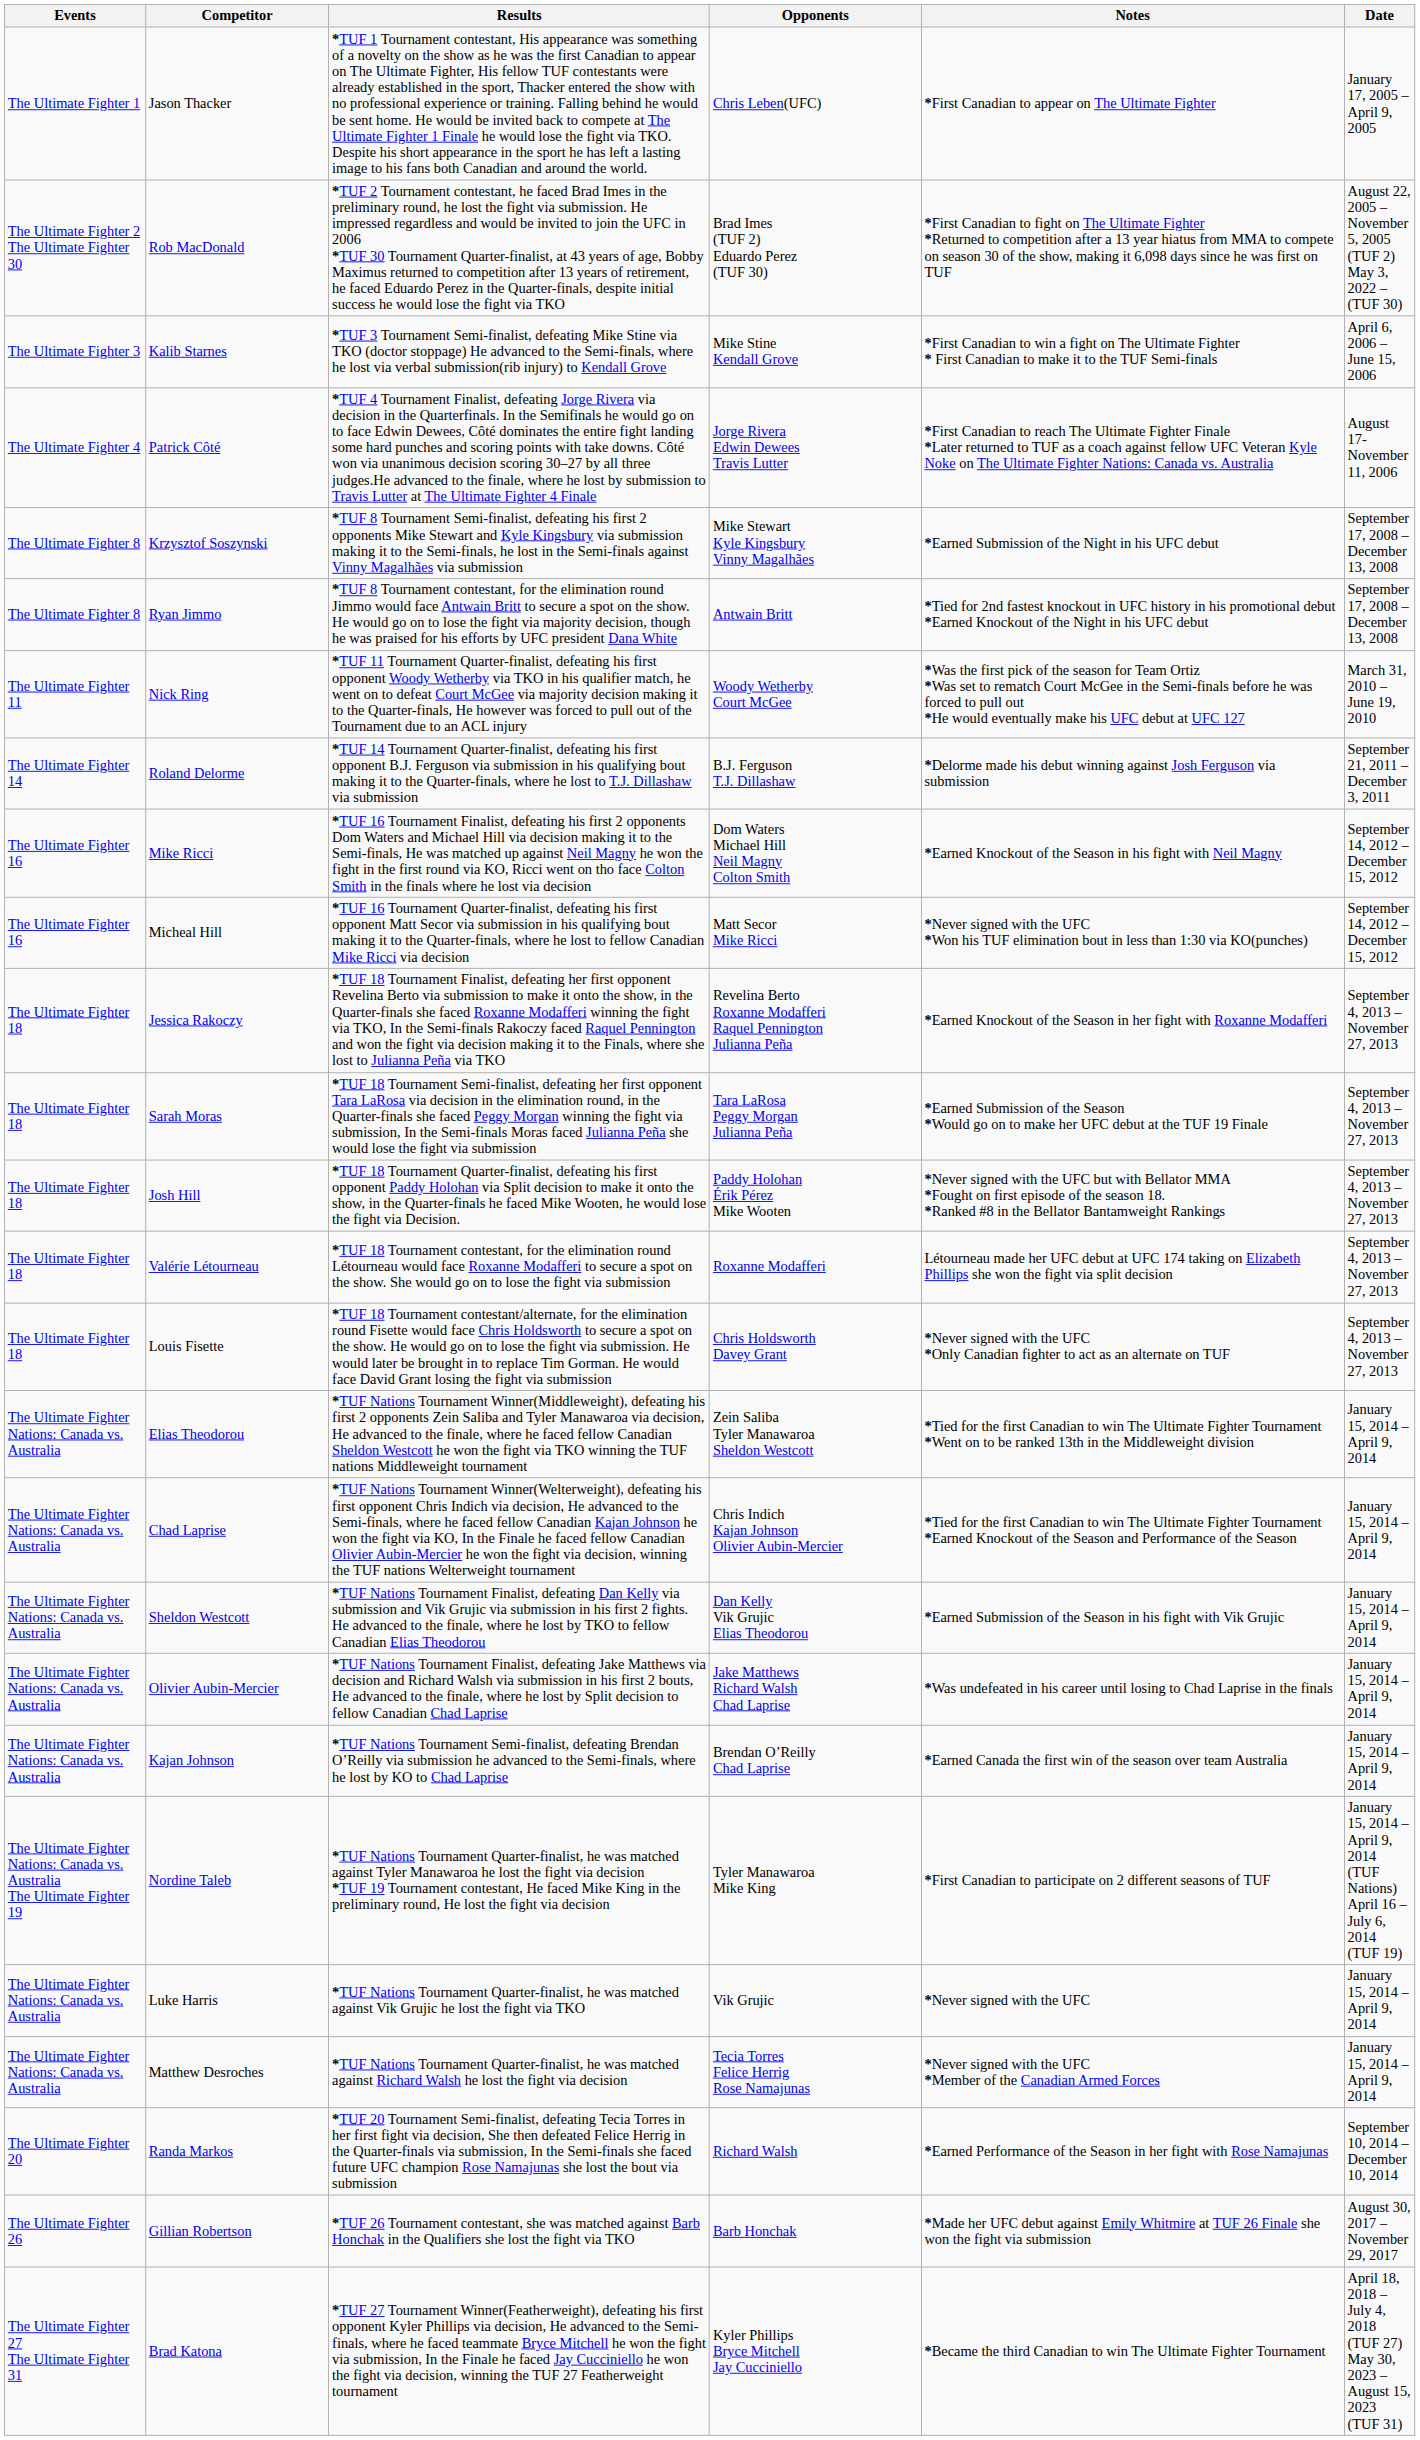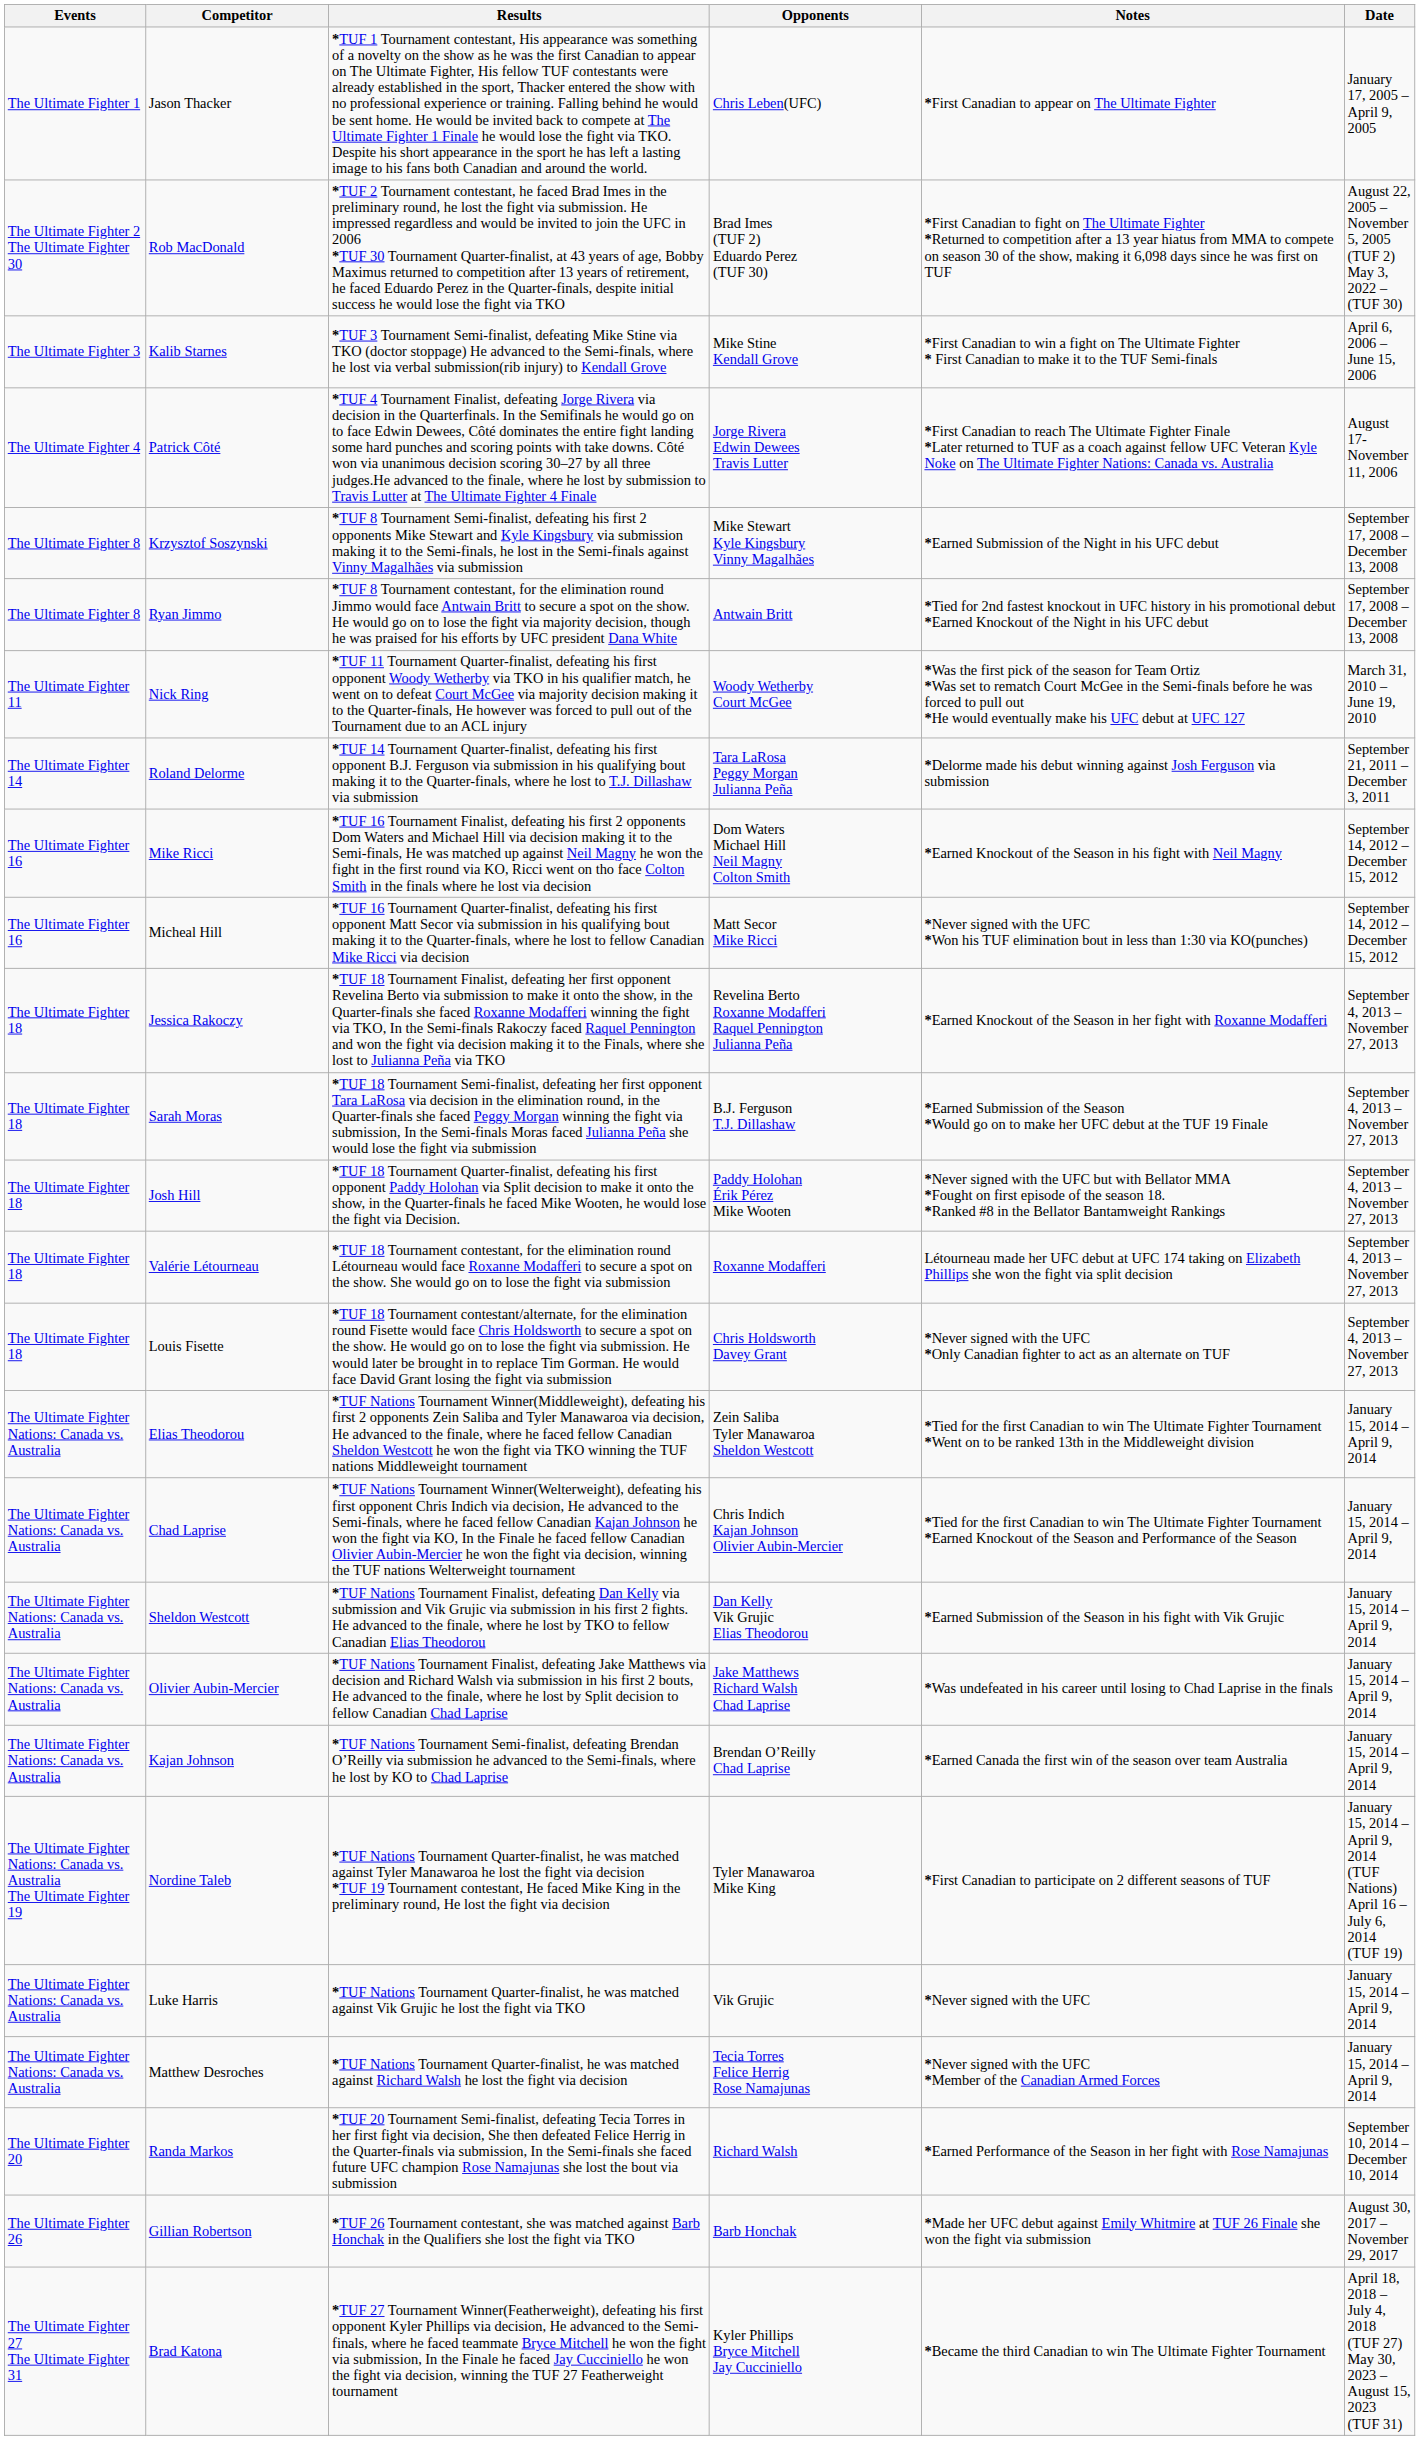(754, 773) B.J. Ferguson T.J. Dillashaw -> (755, 773) Tara LaRosa Peggy Morgan Julianna Peña
(755, 1116) Tara LaRosa Peggy Morgan Julianna Peña -> (754, 1116) B.J. Ferguson T.J. Dillashaw
